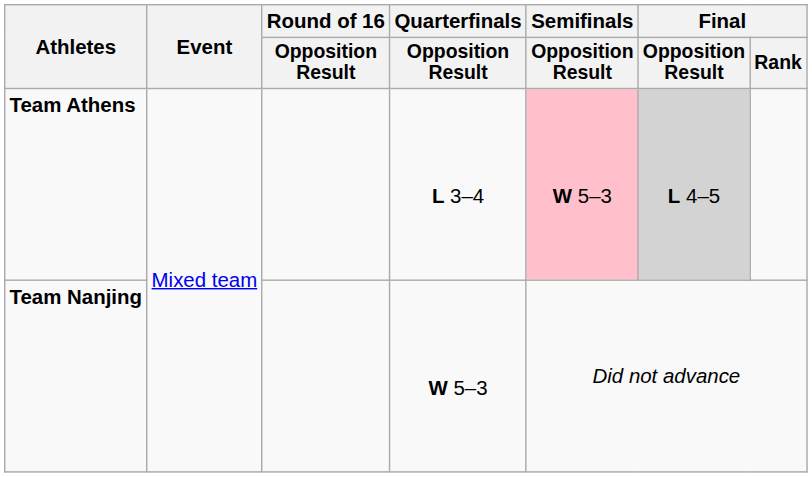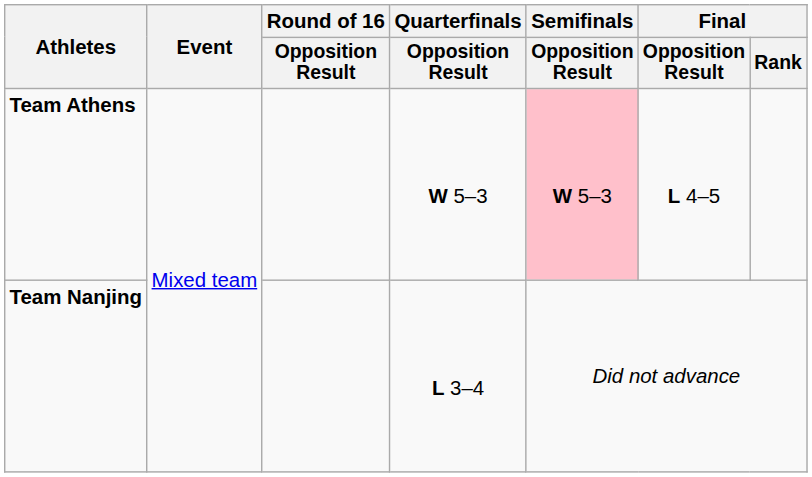(458, 196) L 3–4 -> (458, 196) W 5–3
(694, 196) lightgrey background -> (694, 196) no background
(458, 388) W 5–3 -> (458, 388) L 3–4
